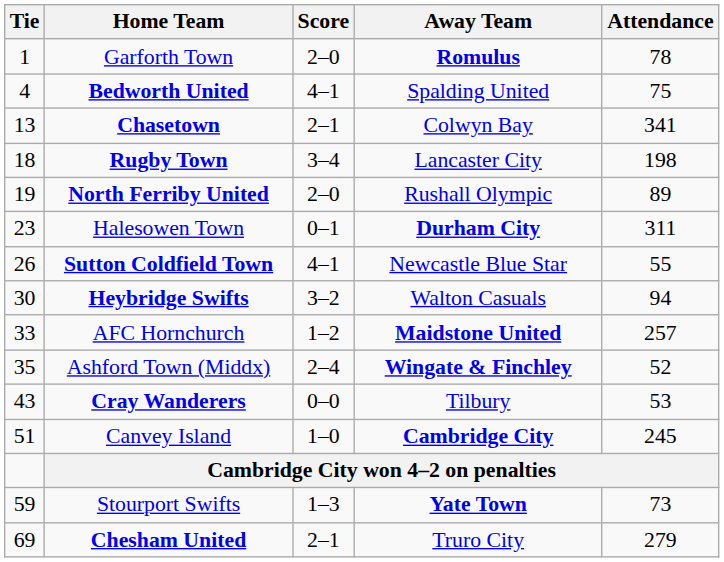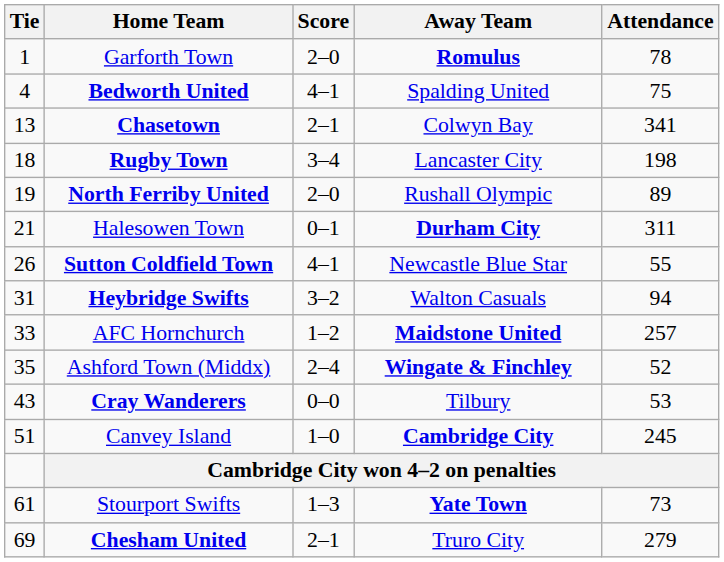(25, 228) 23 -> (25, 228) 21
(25, 297) 30 -> (25, 297) 31
(25, 504) 59 -> (25, 504) 61
